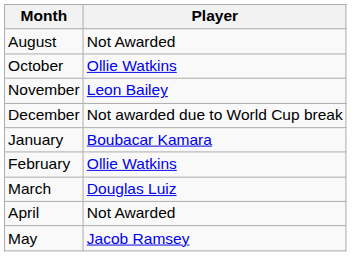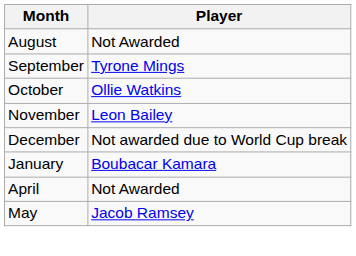+ row: (46, 66)
- row: (39, 164)
- row: (30, 189)
